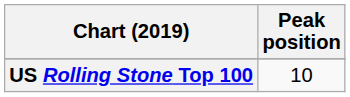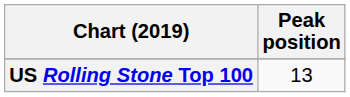(302, 75) 10 -> (302, 75) 13
